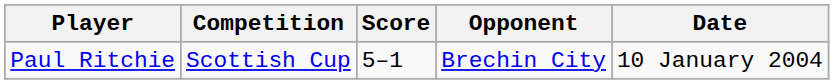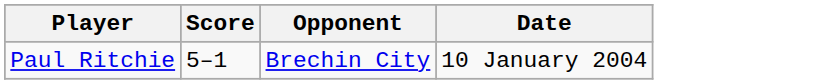- column: (268, 24)
